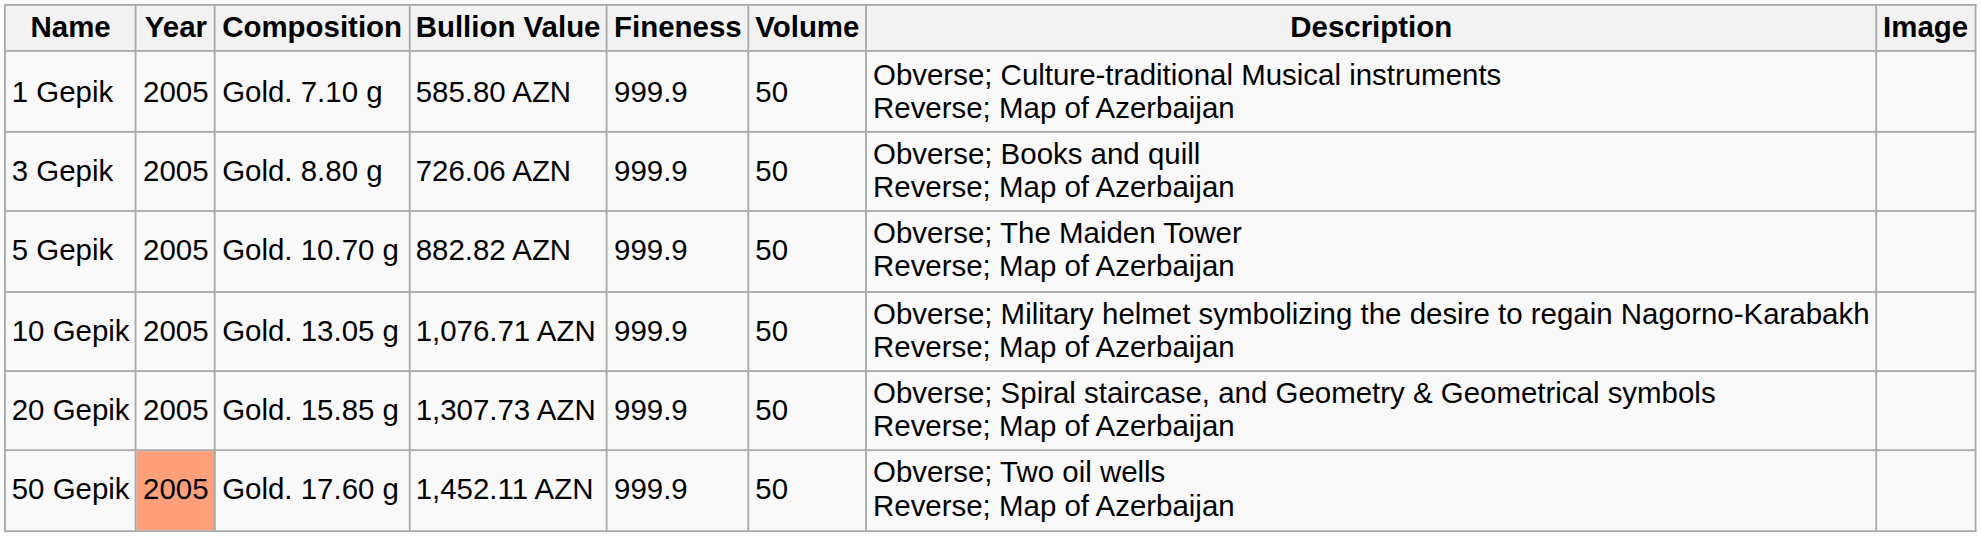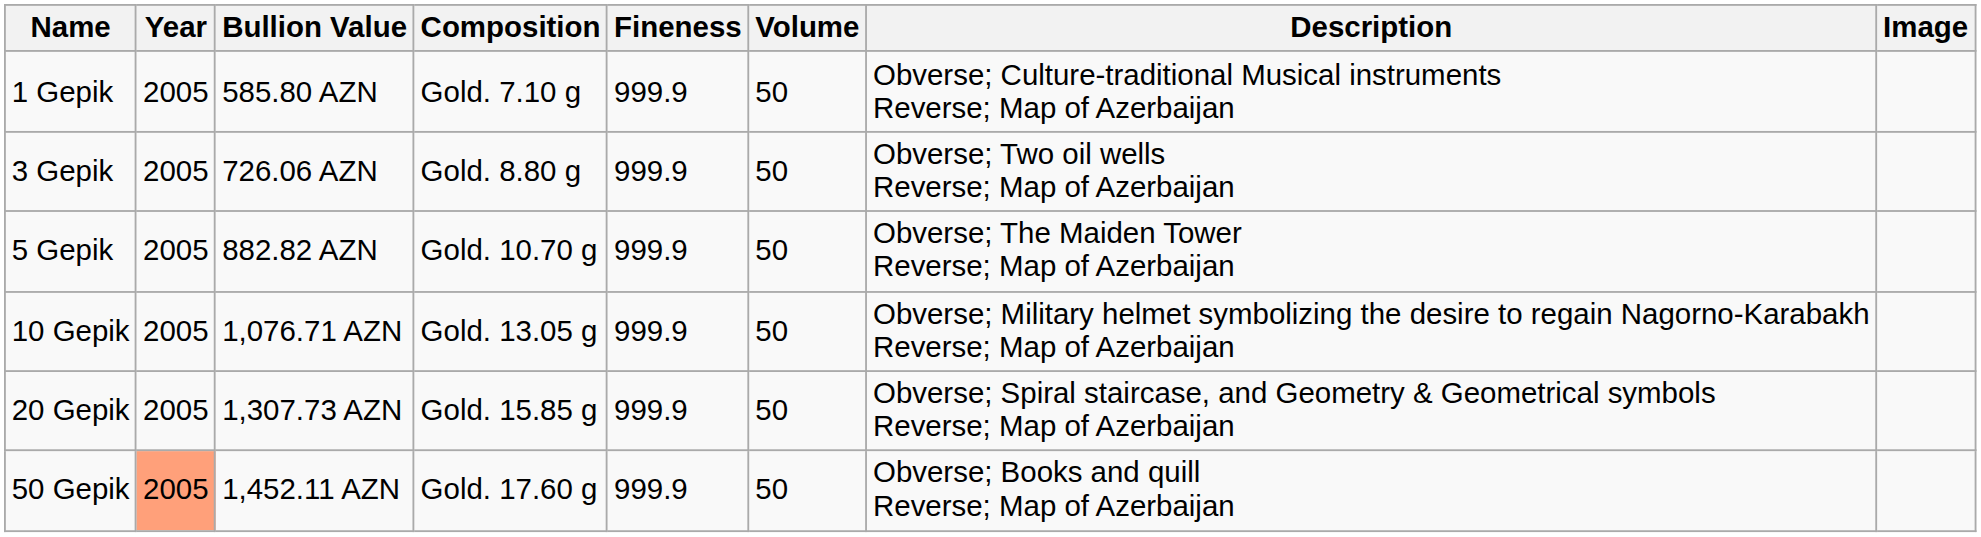columns swapped: (508, 27) <-> (312, 27)
(1054, 170) Obverse; Books and quill Reverse; Map of Azerbaijan -> (1054, 170) Obverse; Two oil wells Reverse; Map of Azerbaijan
(1054, 490) Obverse; Two oil wells Reverse; Map of Azerbaijan -> (1054, 490) Obverse; Books and quill Reverse; Map of Azerbaijan
